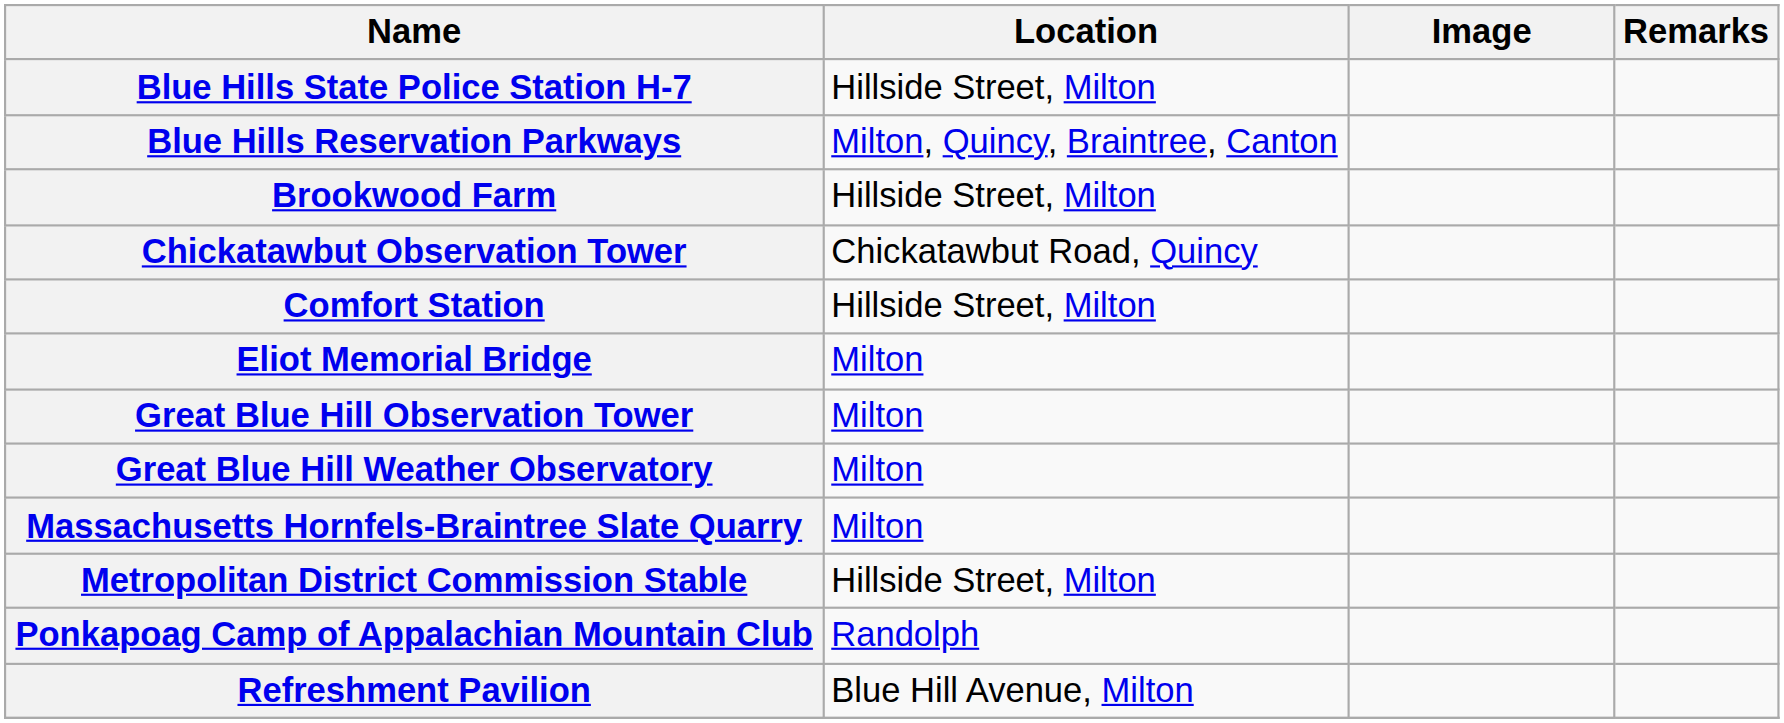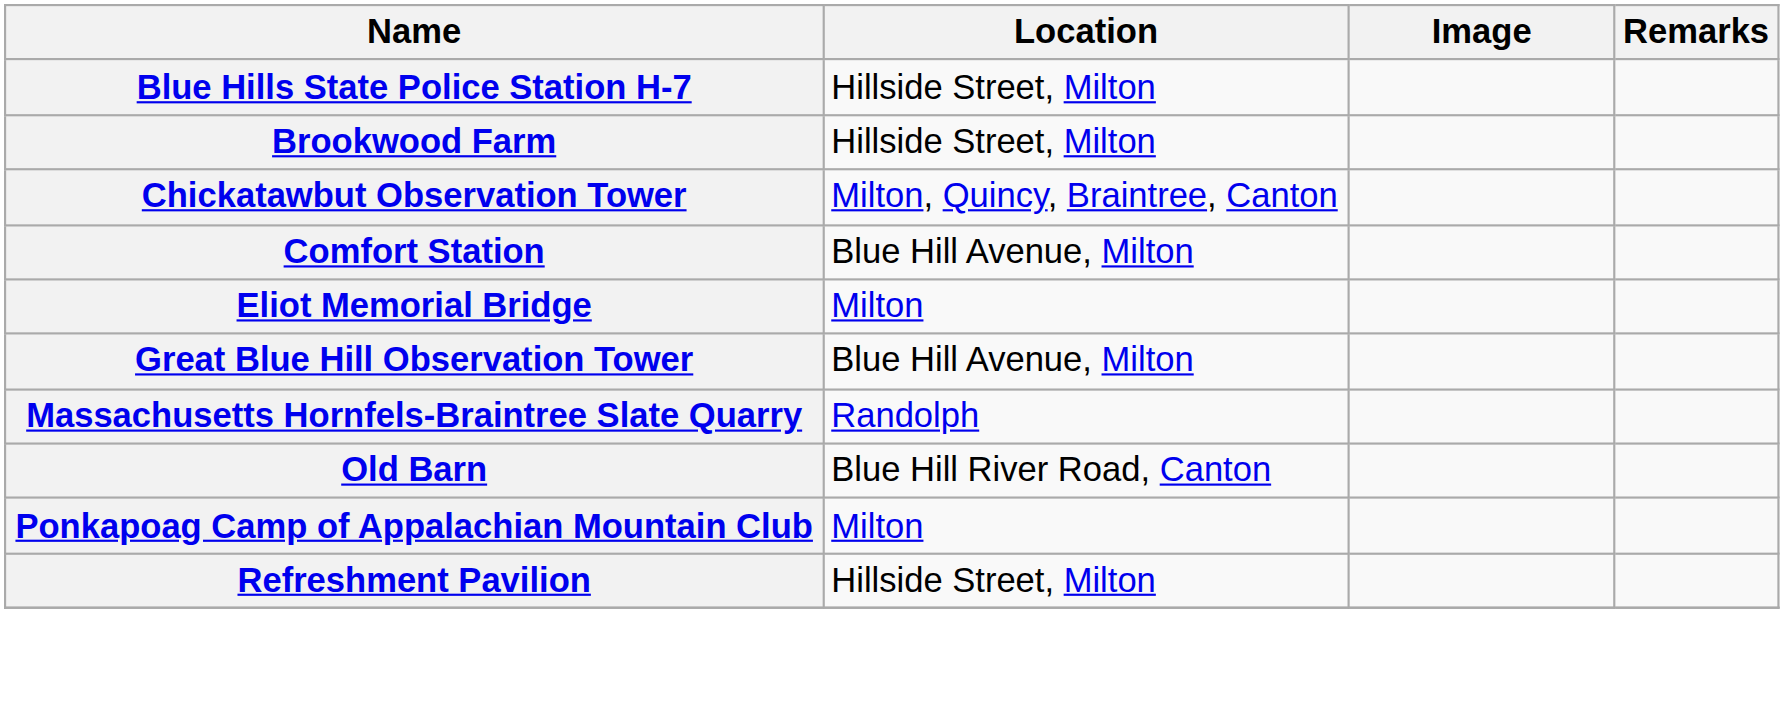- row: (414, 141)
(1044, 251) Chickatawbut Road, Quincy -> (1084, 196) Milton, Quincy, Braintree, Canton
(994, 305) Hillside Street, Milton -> (1012, 251) Blue Hill Avenue, Milton
(877, 415) Milton -> (1012, 360) Blue Hill Avenue, Milton
- row: (414, 470)
(877, 525) Milton -> (905, 415) Randolph
- row: (414, 580)
+ row: (414, 470)
(905, 634) Randolph -> (877, 525) Milton
(1012, 689) Blue Hill Avenue, Milton -> (994, 580) Hillside Street, Milton
